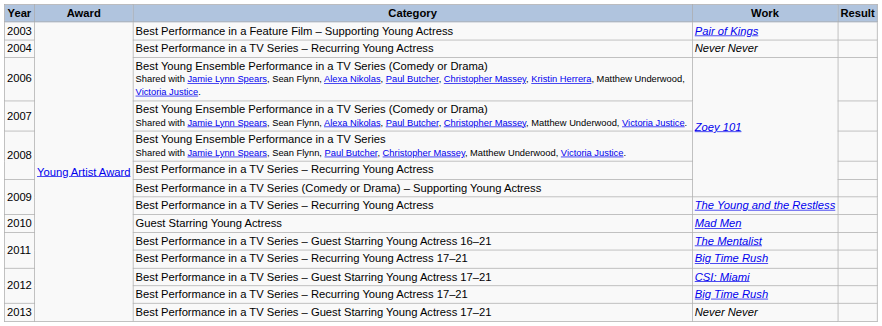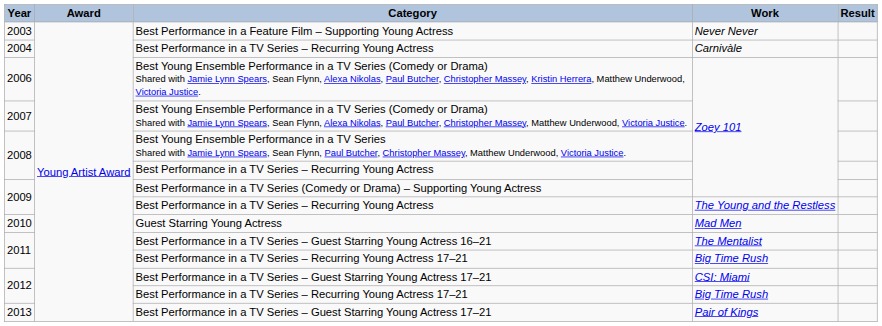(727, 31) Pair of Kings -> (726, 31) Never Never
(726, 48) Never Never -> (718, 48) Carnivàle
(726, 312) Never Never -> (727, 312) Pair of Kings
